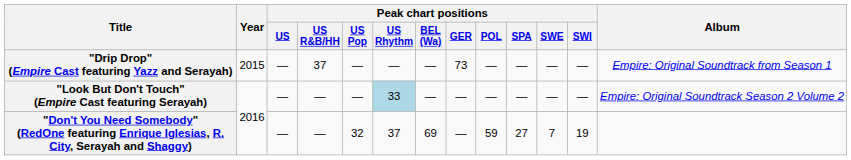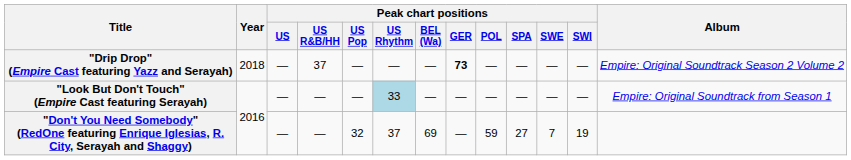(252, 65) 2015 -> (252, 65) 2018
(461, 65) normal -> (461, 65) bold
(722, 65) Empire: Original Soundtrack from Season 1 -> (722, 65) Empire: Original Soundtrack Season 2 Volume 2
(722, 96) Empire: Original Soundtrack Season 2 Volume 2 -> (722, 96) Empire: Original Soundtrack from Season 1
